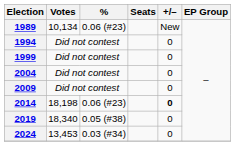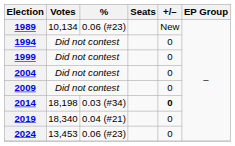(104, 103) 0.06 (#23) -> (104, 103) 0.03 (#34)
(104, 118) 0.05 (#38) -> (104, 118) 0.04 (#21)
(104, 133) 0.03 (#34) -> (104, 133) 0.06 (#23)
